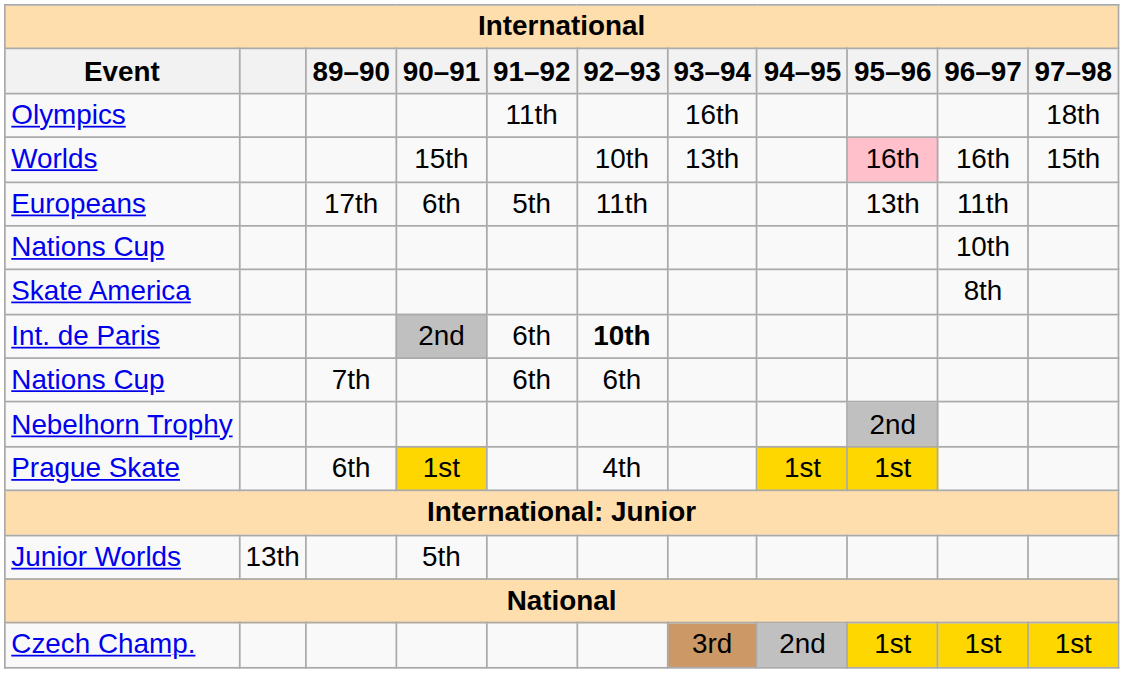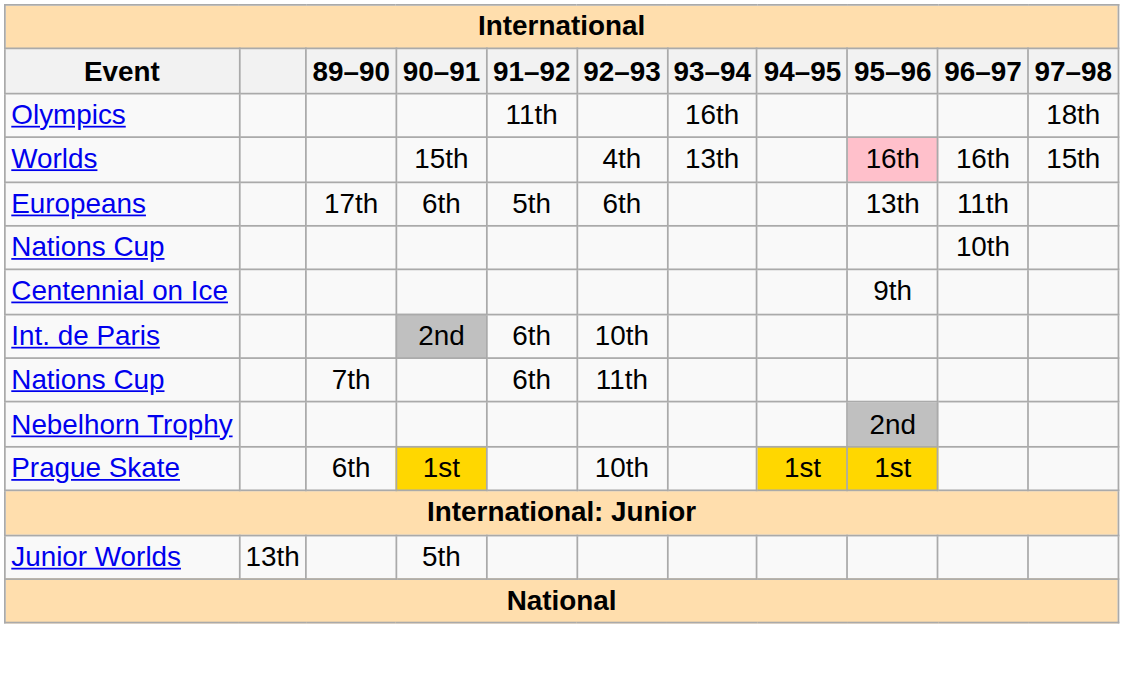(622, 159) 10th -> (622, 159) 4th
(622, 203) 11th -> (622, 203) 6th
- row: (101, 291)
+ row: (120, 291)
(622, 335) bold -> (622, 335) normal
(622, 379) 6th -> (622, 379) 11th
(622, 468) 4th -> (622, 468) 10th
- row: (103, 644)
